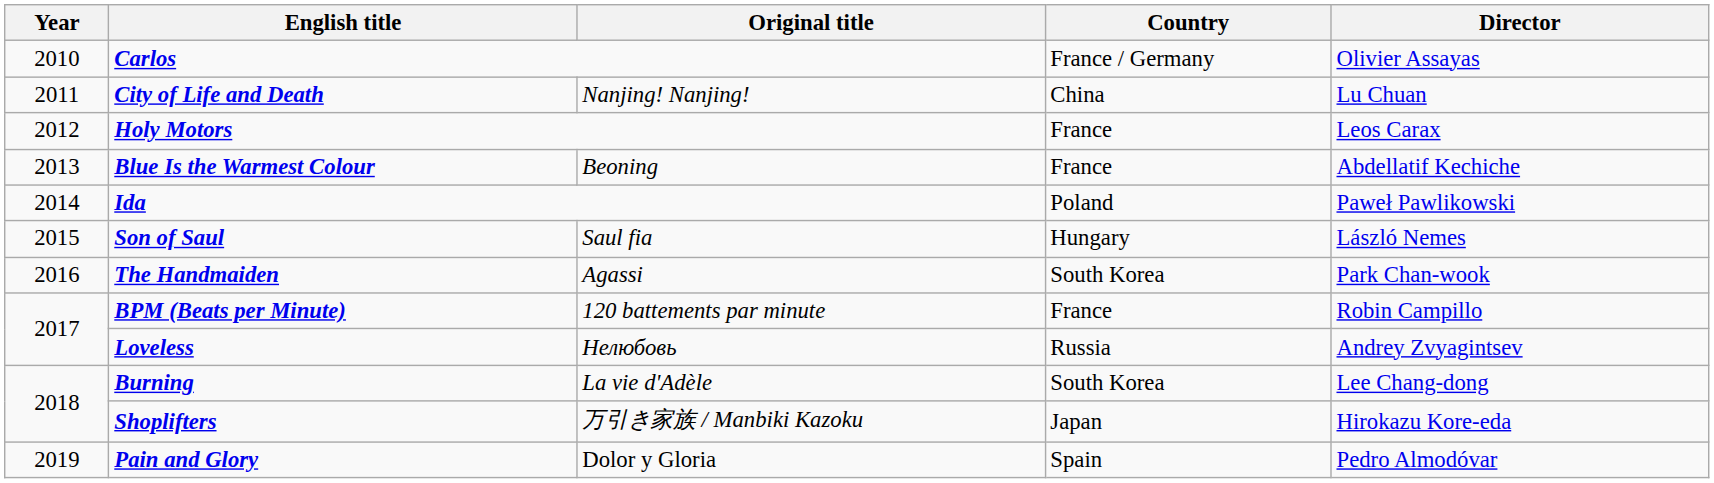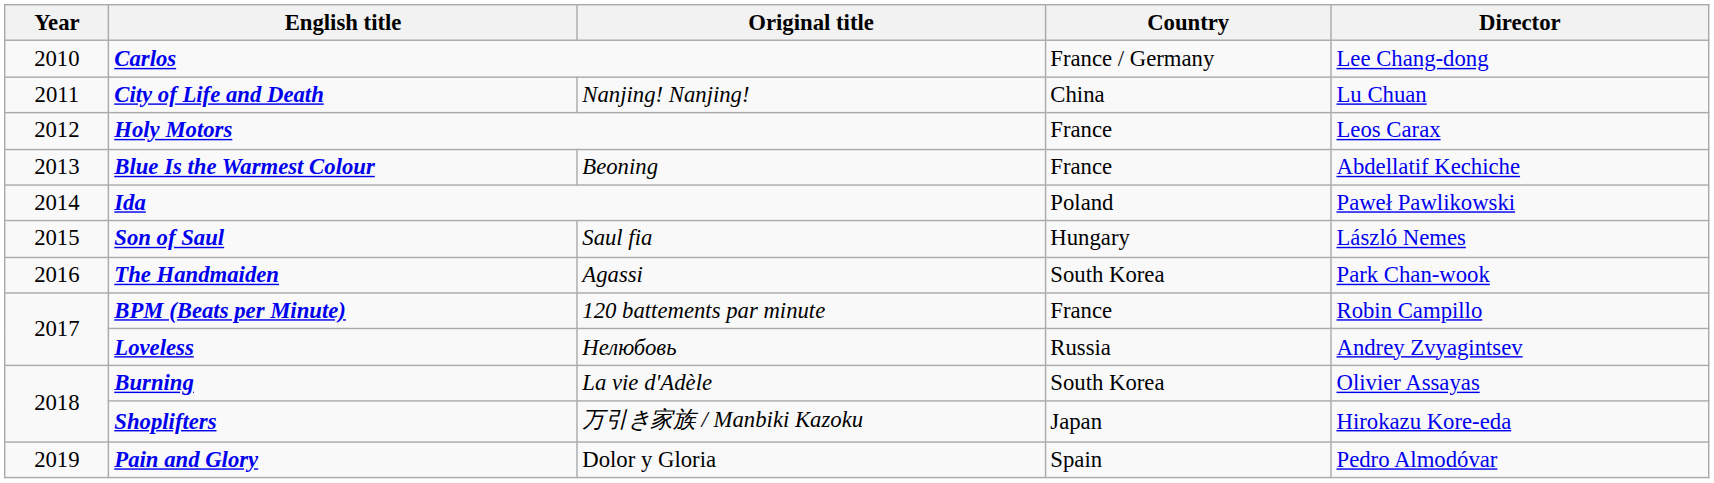(1408, 58) Olivier Assayas -> (1413, 58) Lee Chang-dong
(1413, 382) Lee Chang-dong -> (1408, 382) Olivier Assayas
